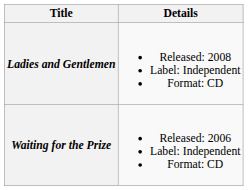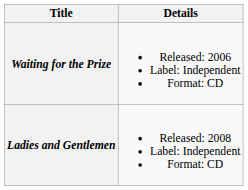rows swapped: (61, 144) <-> (61, 63)
